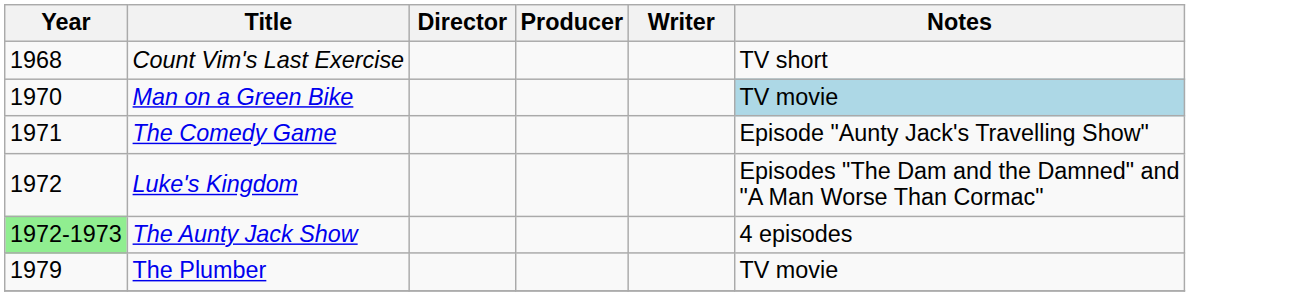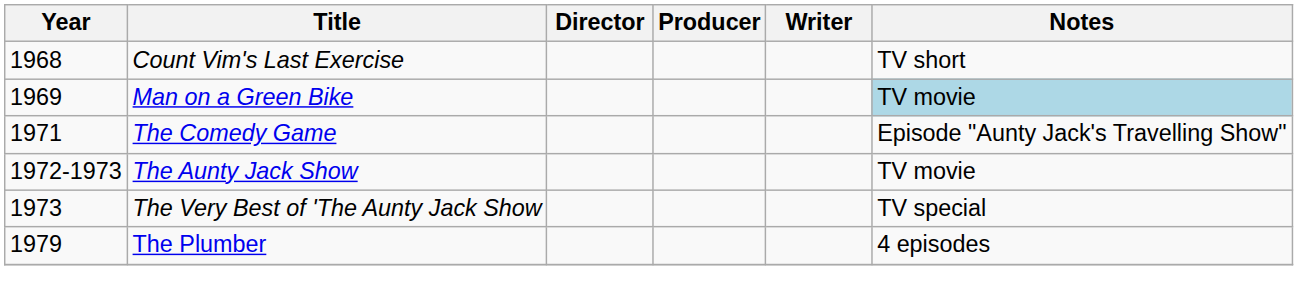(36, 97) 1970 -> (36, 97) 1969
- row: (215, 184)
(66, 234) lightgreen background -> (66, 171) no background
(796, 234) 4 episodes -> (926, 171) TV movie
+ row: (337, 208)
(789, 271) TV movie -> (934, 245) 4 episodes
